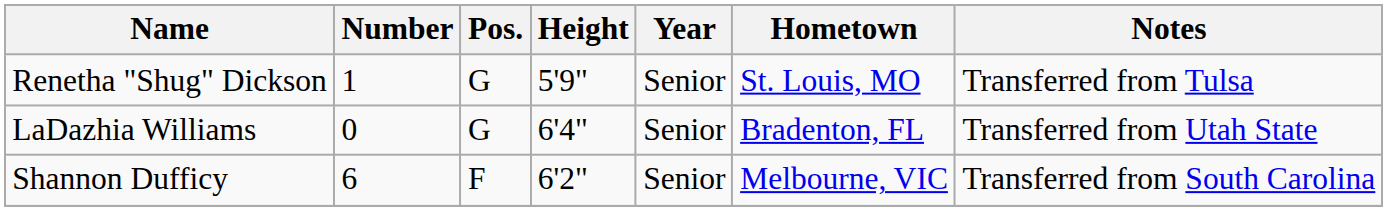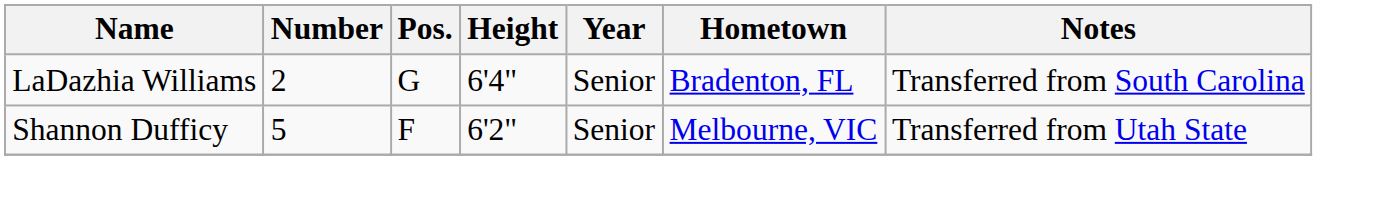- row: (170, 79)
(349, 129) 0 -> (279, 79) 2
(1140, 129) Transferred from Utah State -> (1098, 79) Transferred from South Carolina
(349, 179) 6 -> (279, 129) 5
(1169, 179) Transferred from South Carolina -> (1069, 129) Transferred from Utah State
